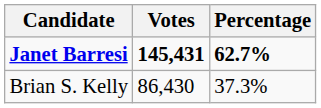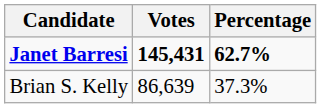(166, 86) 86,430 -> (166, 86) 86,639
